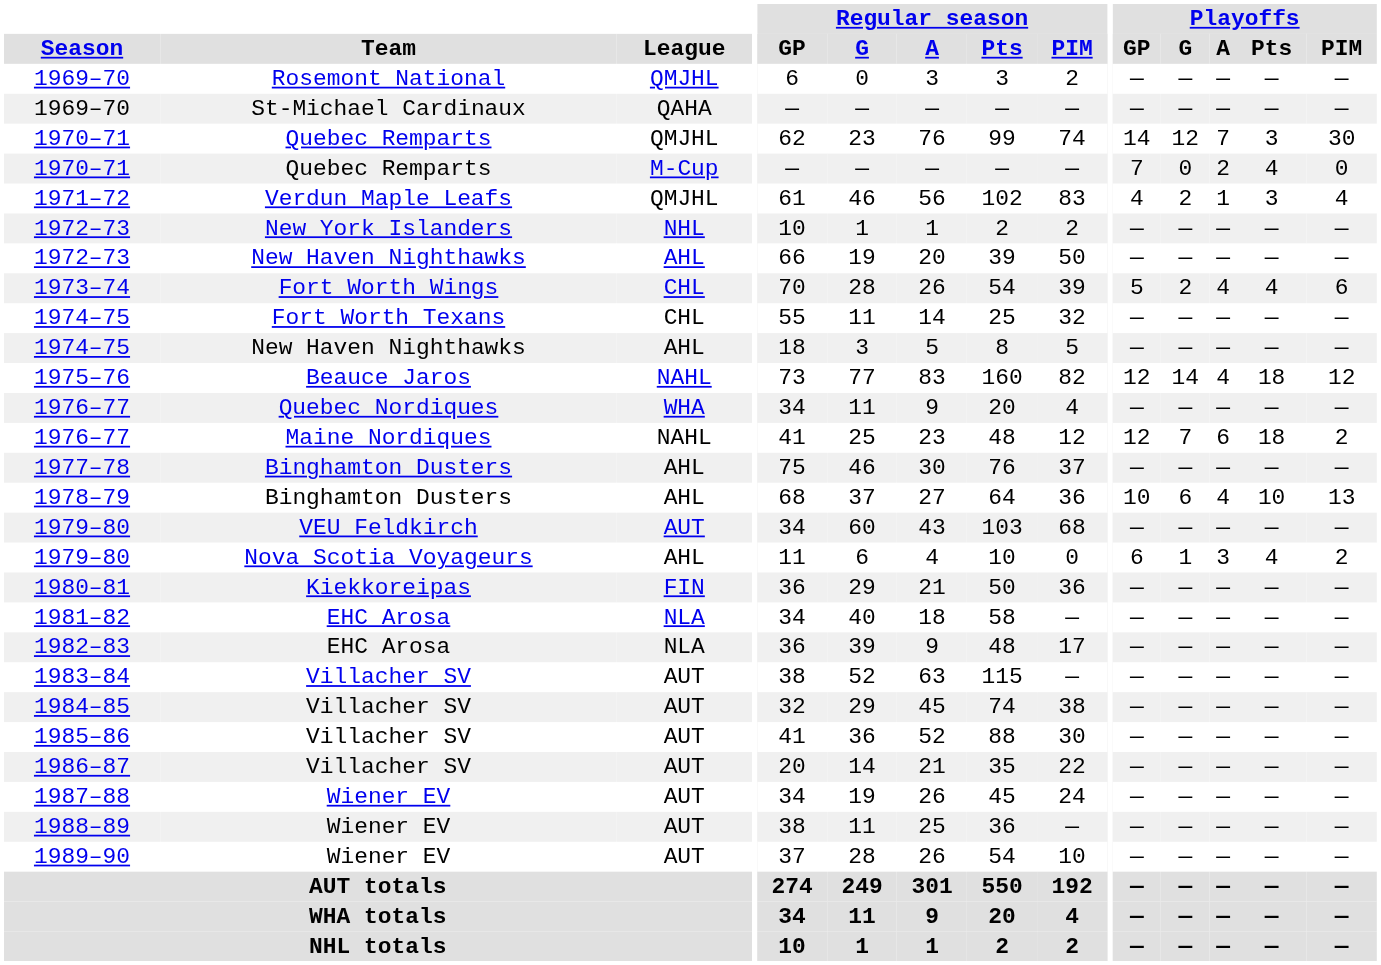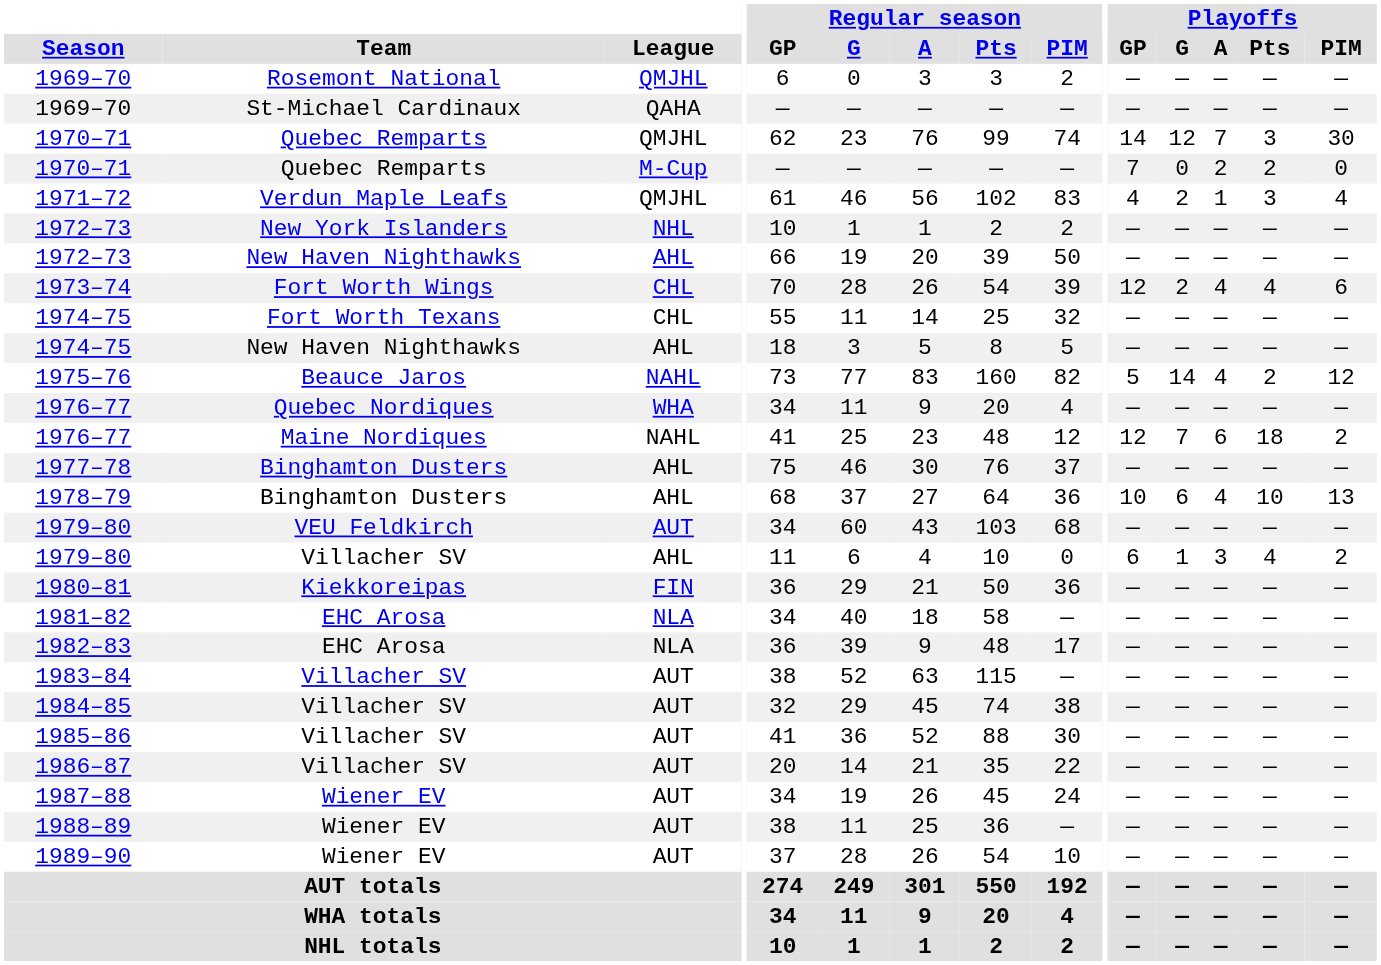(1272, 169) 4 -> (1270, 169) 2
(1137, 288) 5 -> (1133, 288) 12
(1137, 378) 12 -> (1133, 378) 5
(1272, 378) 18 -> (1270, 378) 2
(388, 558) Nova Scotia Voyageurs -> (384, 558) Villacher SV
